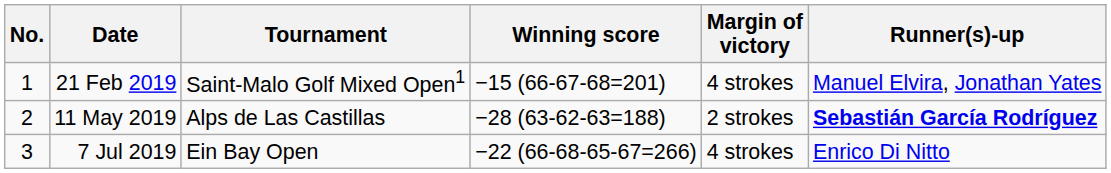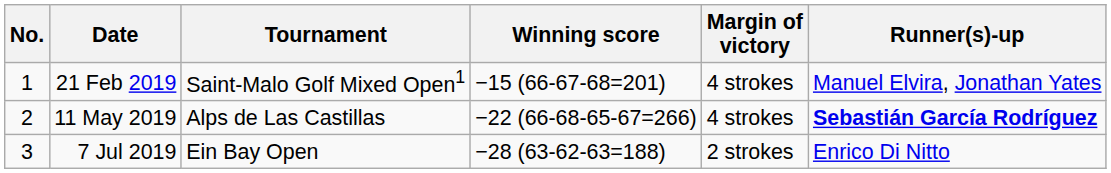(570, 118) −28 (63-62-63=188) -> (586, 118) −22 (66-68-65-67=266)
(750, 118) 2 strokes -> (750, 118) 4 strokes
(586, 152) −22 (66-68-65-67=266) -> (570, 152) −28 (63-62-63=188)
(750, 152) 4 strokes -> (750, 152) 2 strokes
